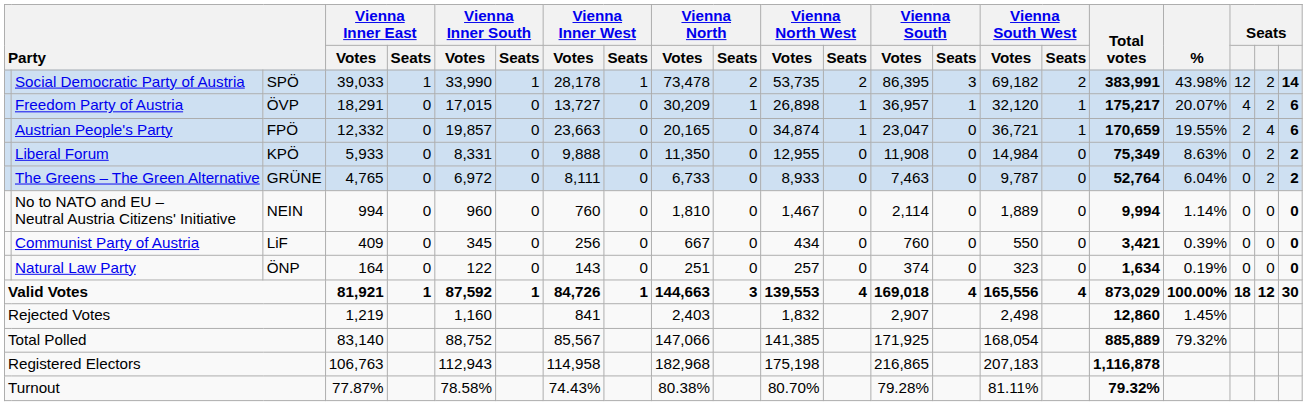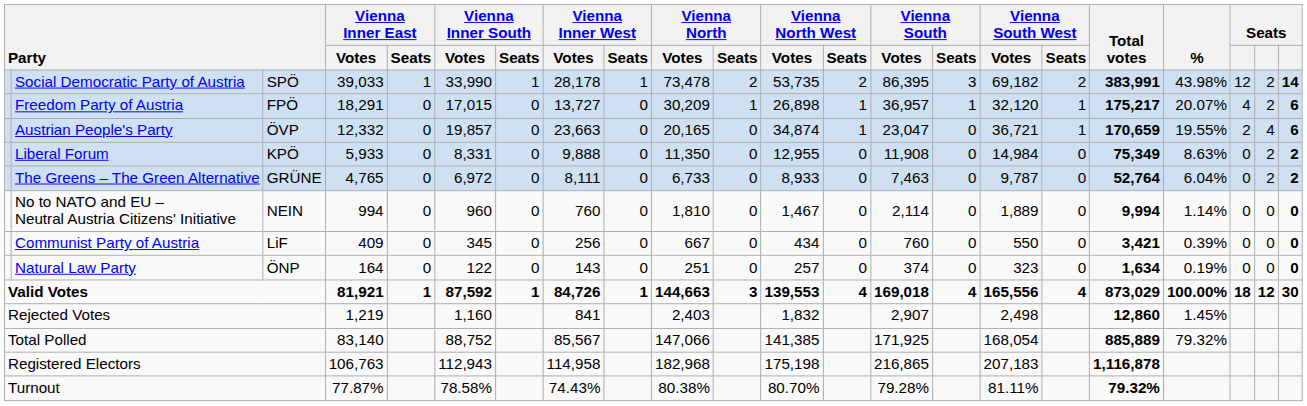(283, 105) ÖVP -> (282, 105) FPÖ
(282, 130) FPÖ -> (283, 130) ÖVP
